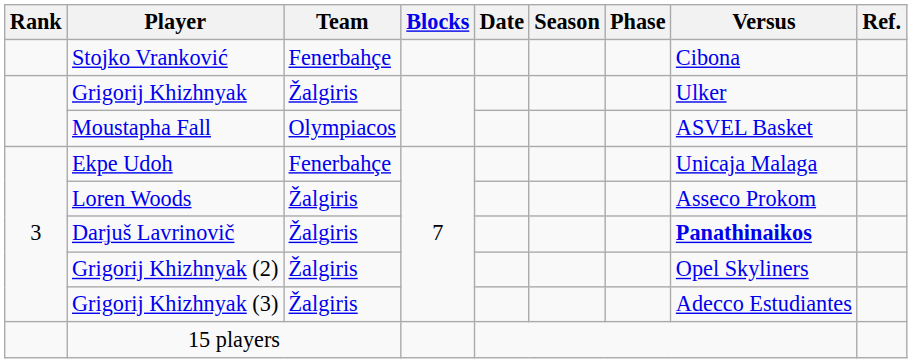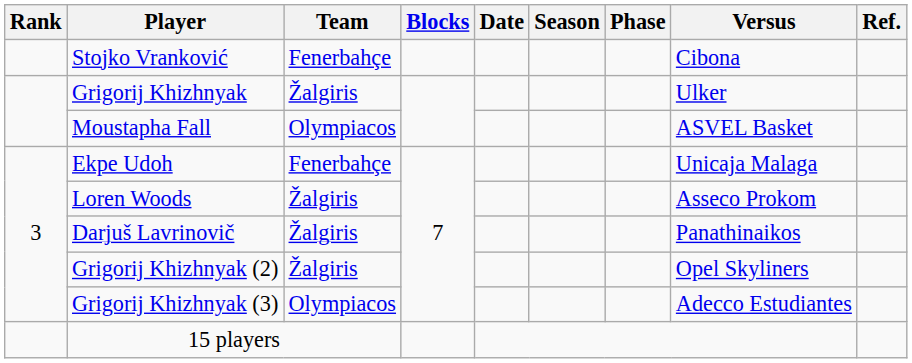(744, 233) bold -> (738, 233) normal
(323, 304) Žalgiris -> (342, 304) Olympiacos
